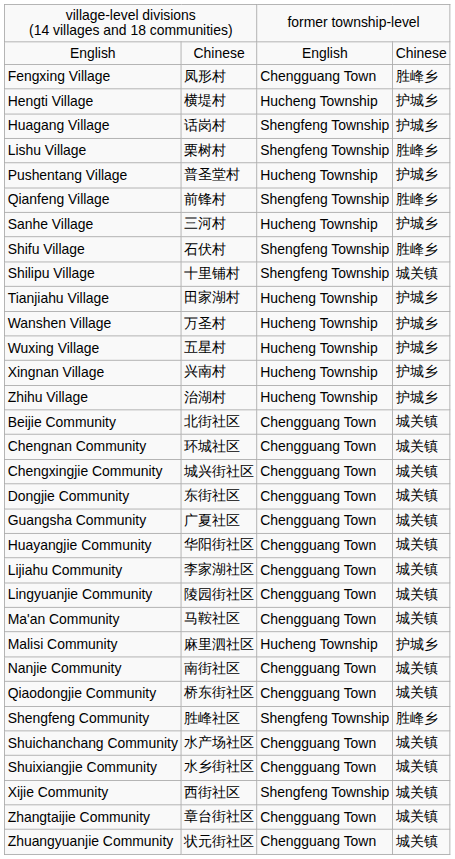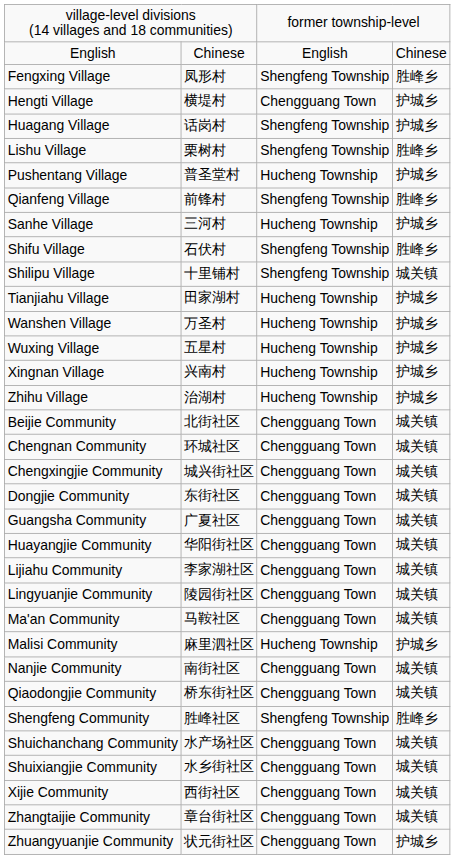(318, 76) Chengguang Town -> (325, 76) Shengfeng Township
(319, 101) Hucheng Township -> (318, 101) Chengguang Town
(325, 792) Shengfeng Township -> (318, 792) Chengguang Town
(417, 841) 城关镇 -> (417, 841) 护城乡
